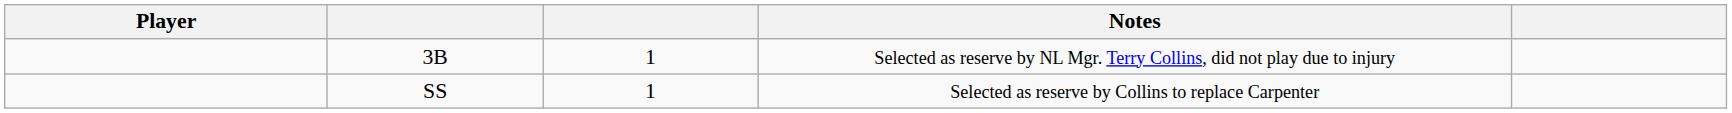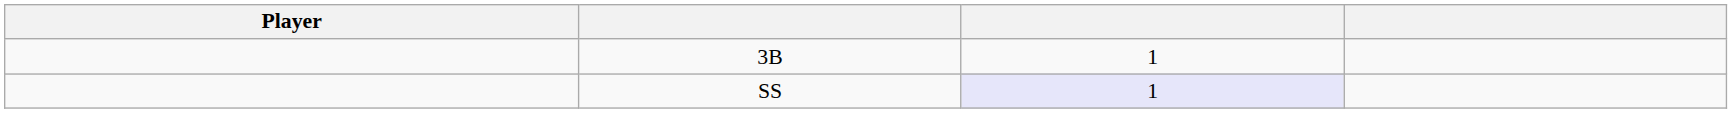- column: (1135, 21)
(650, 90) no background -> (1153, 90) lavender background
